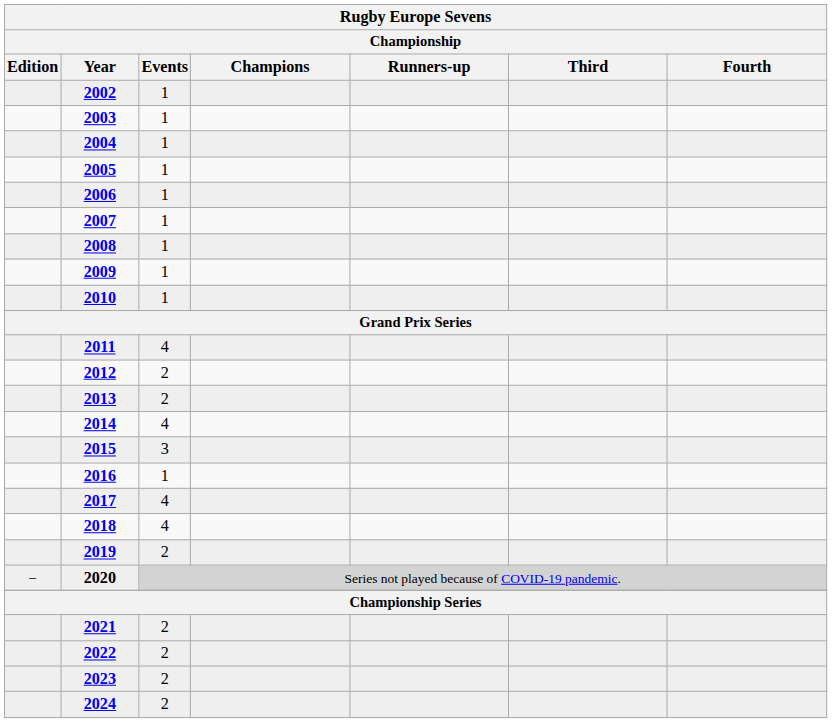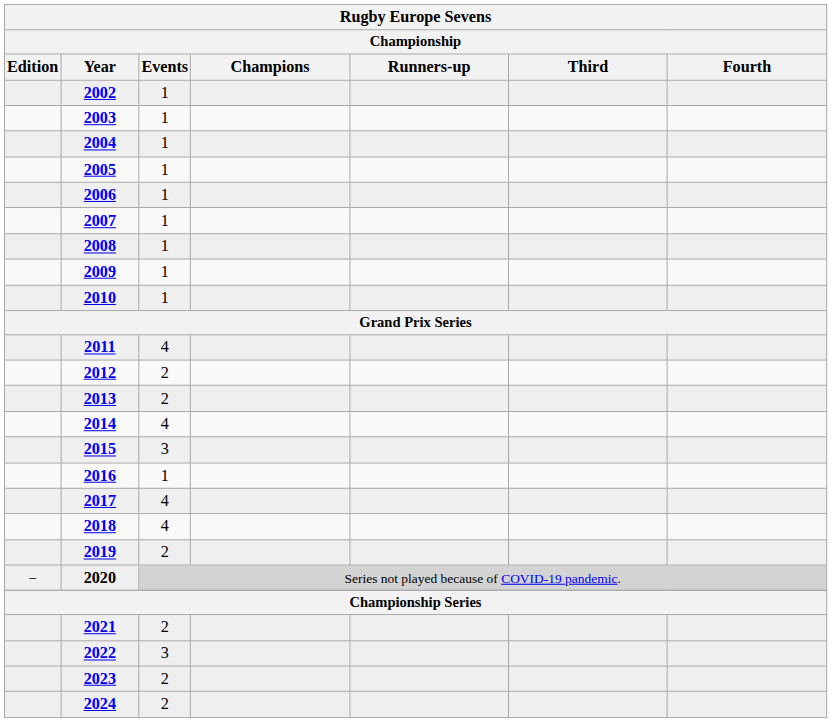(165, 653) 2 -> (165, 653) 3
